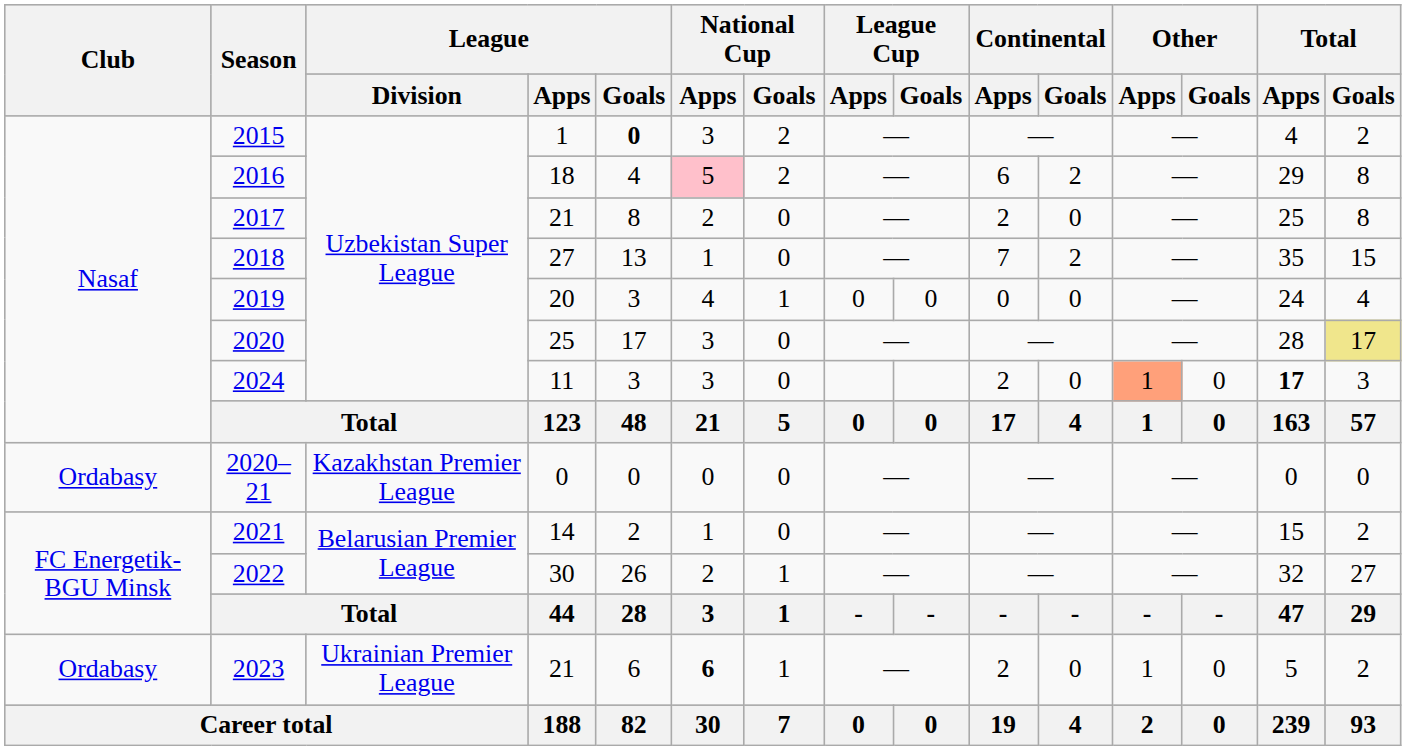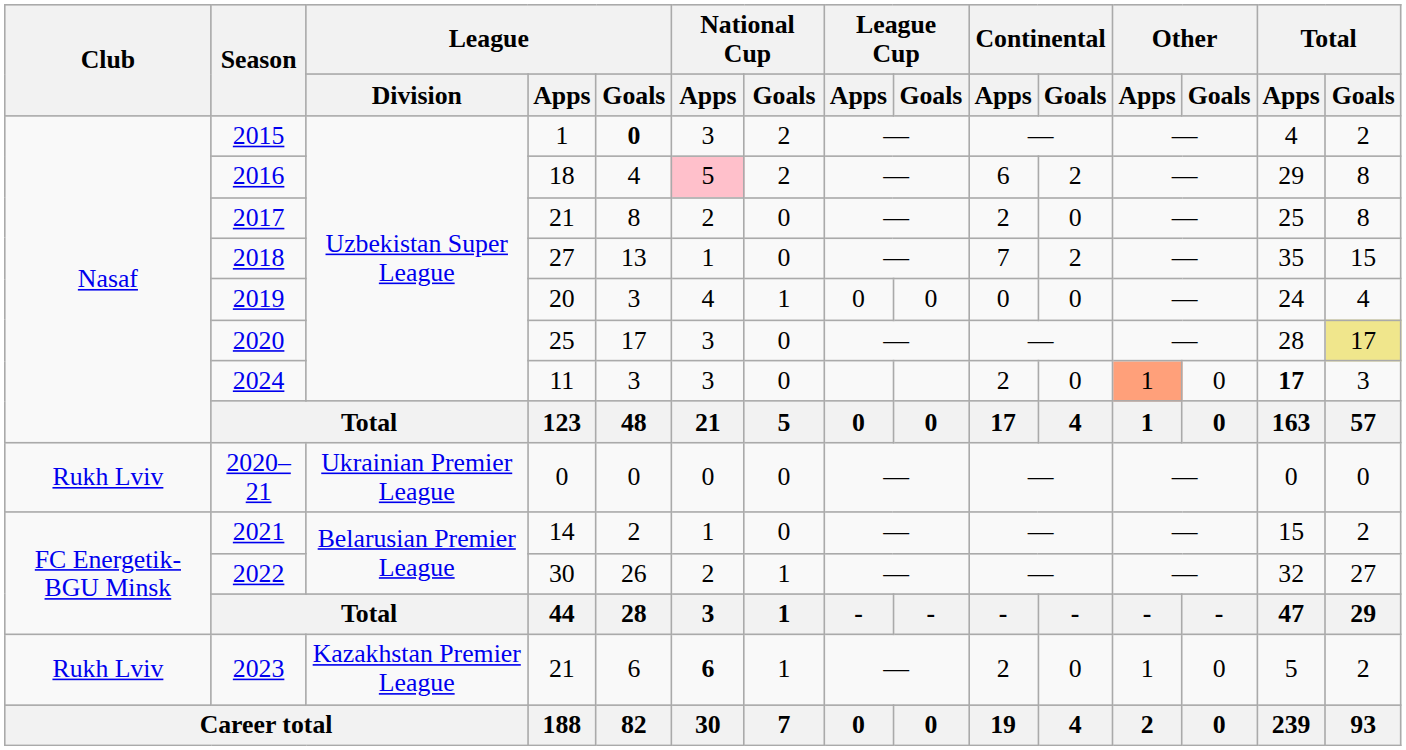(108, 476) Ordabasy -> (108, 476) Rukh Lviv
(417, 476) Kazakhstan Premier League -> (417, 476) Ukrainian Premier League
(108, 669) Ordabasy -> (108, 669) Rukh Lviv
(417, 669) Ukrainian Premier League -> (417, 669) Kazakhstan Premier League
